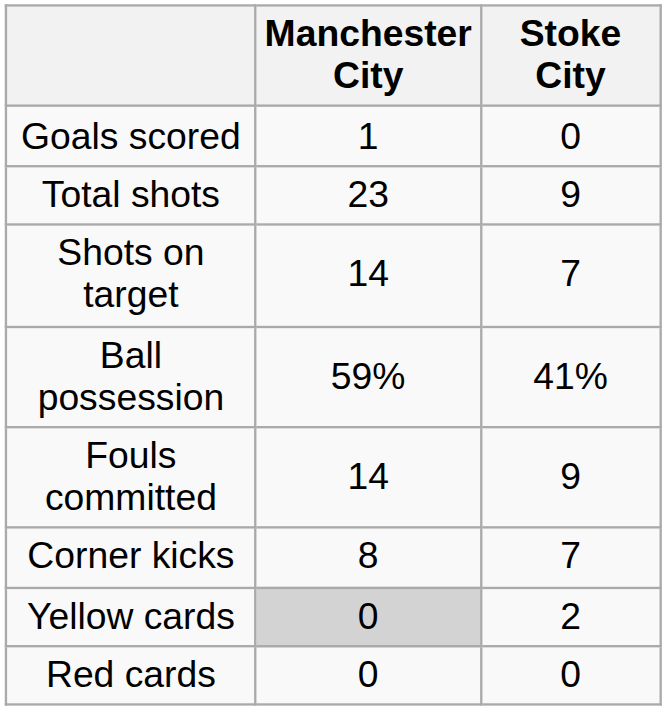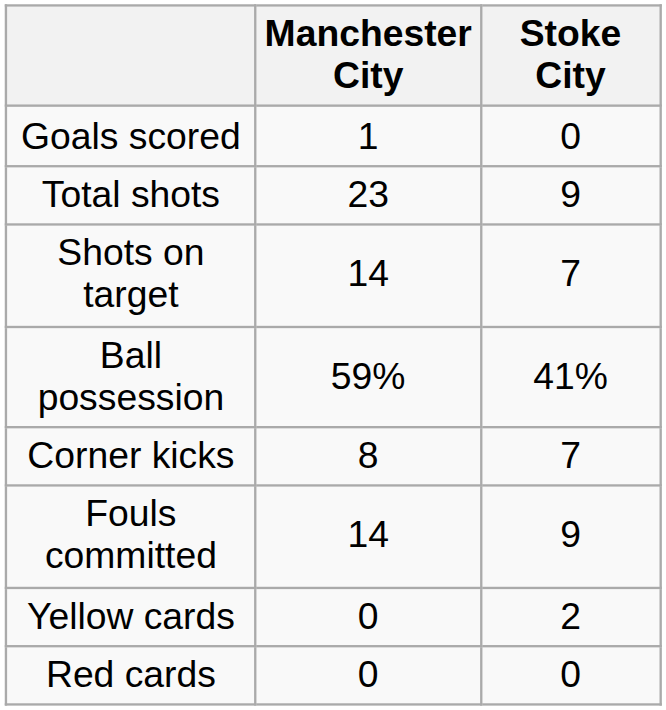rows swapped: (131, 556) <-> (131, 476)
(368, 615) lightgrey background -> (368, 615) no background
